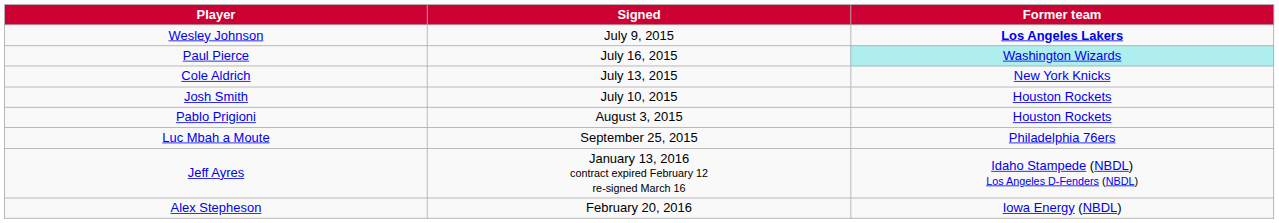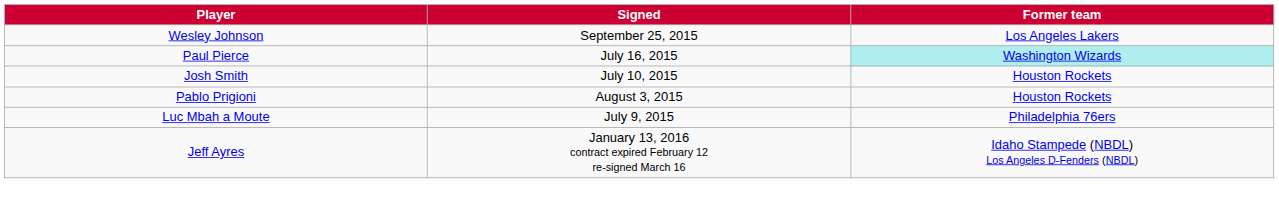(639, 35) July 9, 2015 -> (639, 35) September 25, 2015
(1062, 35) bold -> (1062, 35) normal
- row: (216, 76)
(639, 138) September 25, 2015 -> (639, 117) July 9, 2015
- row: (216, 208)
